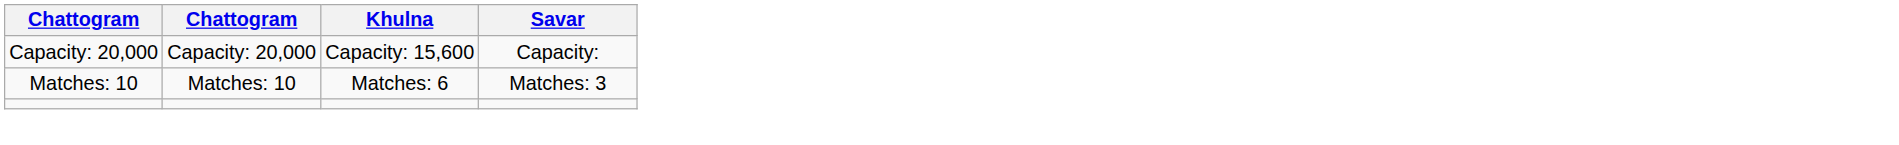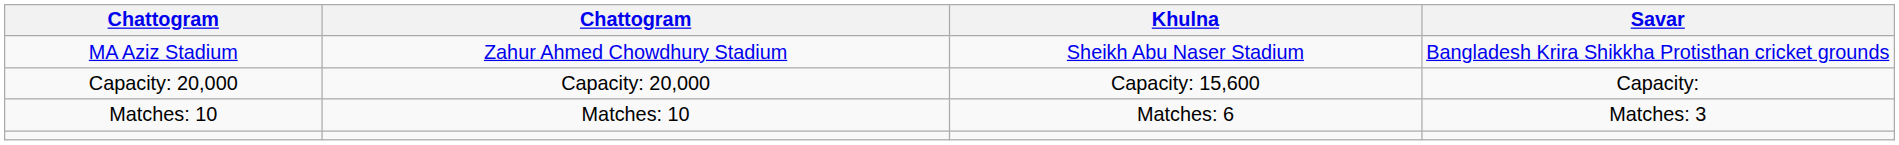+ row: (163, 51)
